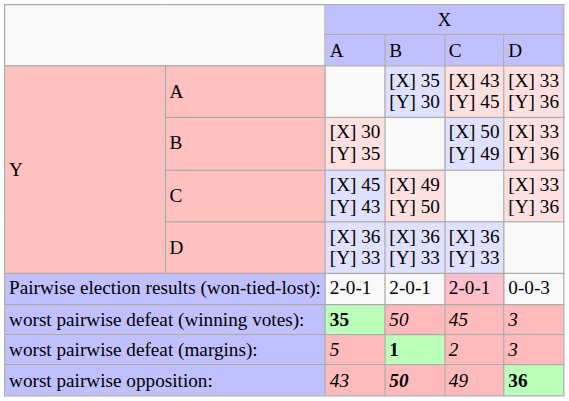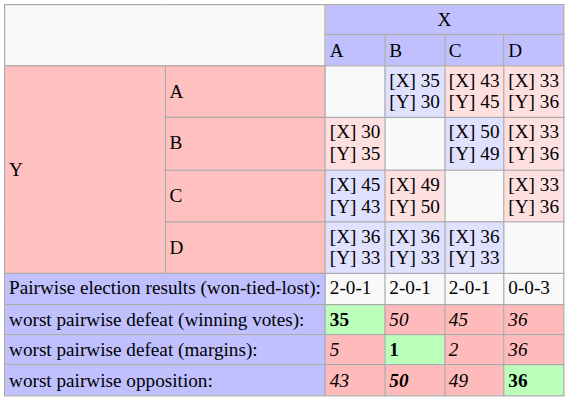(470, 288) pink background -> (470, 288) no background
(513, 319) 3 -> (518, 319) 36
(513, 349) 3 -> (518, 349) 36
